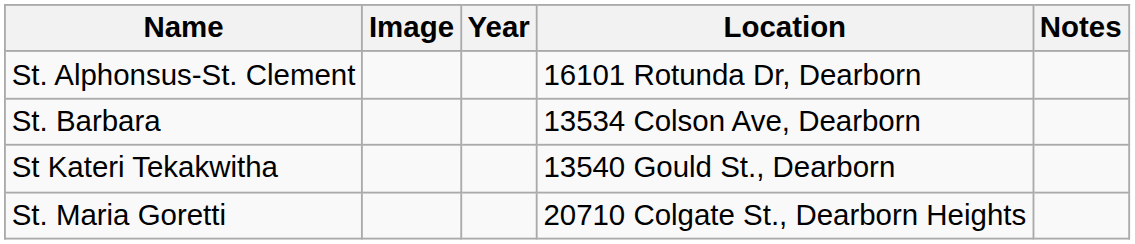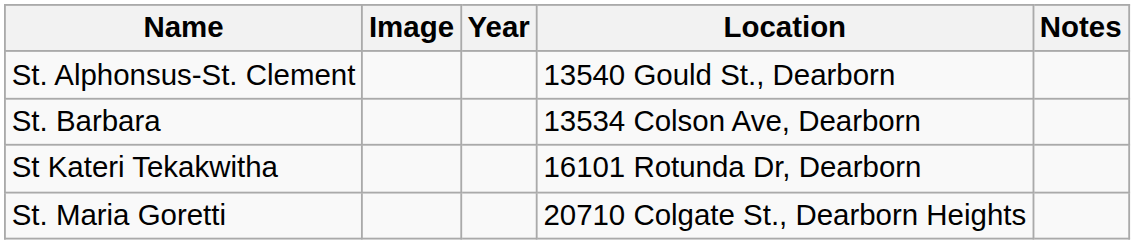(732, 74) 16101 Rotunda Dr, Dearborn -> (719, 74) 13540 Gould St., Dearborn
(719, 167) 13540 Gould St., Dearborn -> (732, 167) 16101 Rotunda Dr, Dearborn
